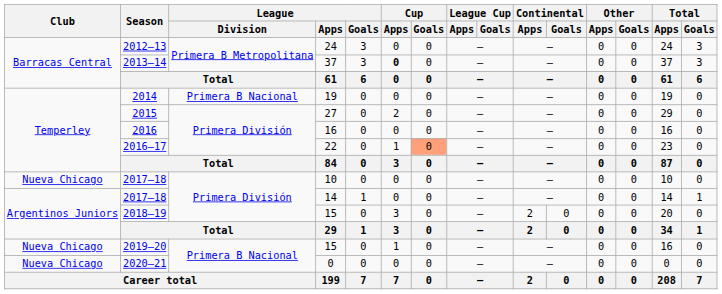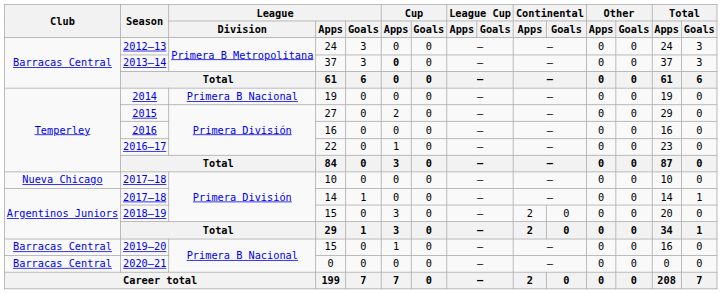(429, 147) lightsalmon background -> (429, 147) no background
(62, 247) Nueva Chicago -> (62, 247) Barracas Central
(62, 264) Nueva Chicago -> (62, 264) Barracas Central
